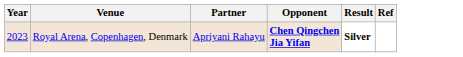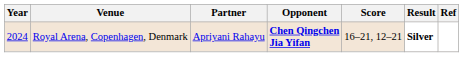+ column: (373, 13)
(17, 37) 2023 -> (17, 37) 2024
